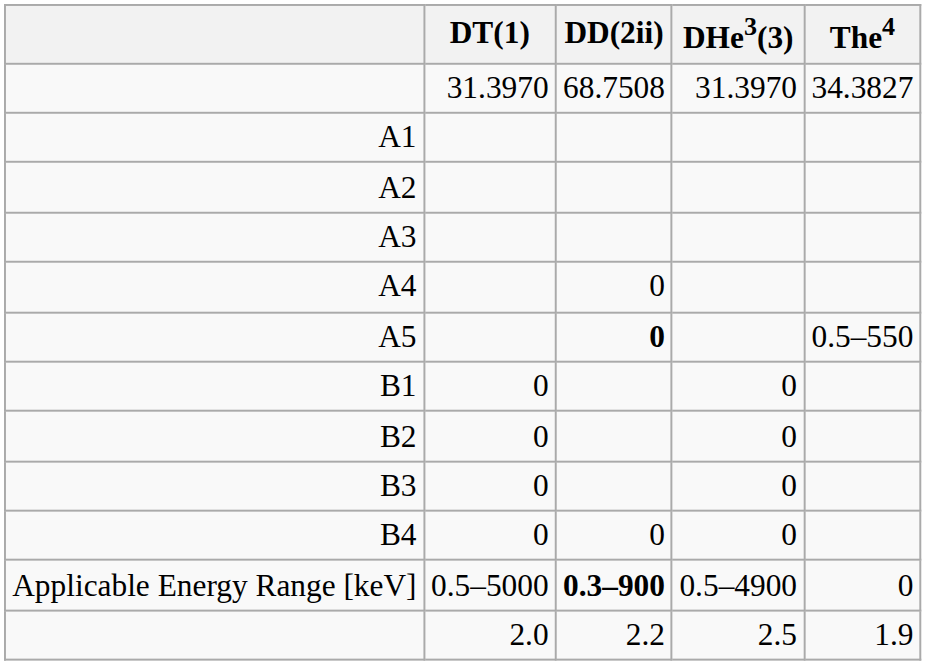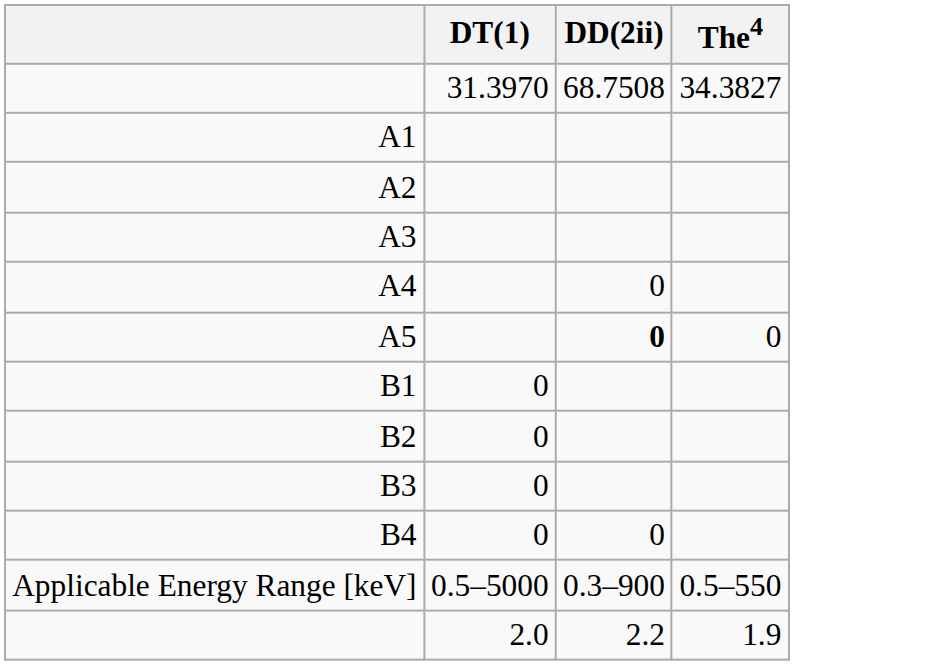- column: (738, 33)
(862, 336) 0.5–550 -> (774, 336) 0
(614, 584) bold -> (614, 584) normal
(906, 584) 0 -> (730, 584) 0.5–550
